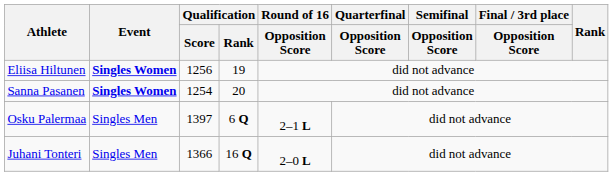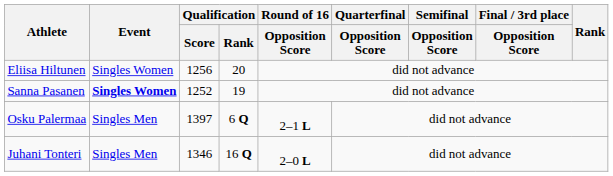(134, 70) bold -> (133, 70) normal
(239, 70) 19 -> (239, 70) 20
(199, 91) 1254 -> (199, 91) 1252
(239, 91) 20 -> (239, 91) 19
(199, 153) 1366 -> (199, 153) 1346
